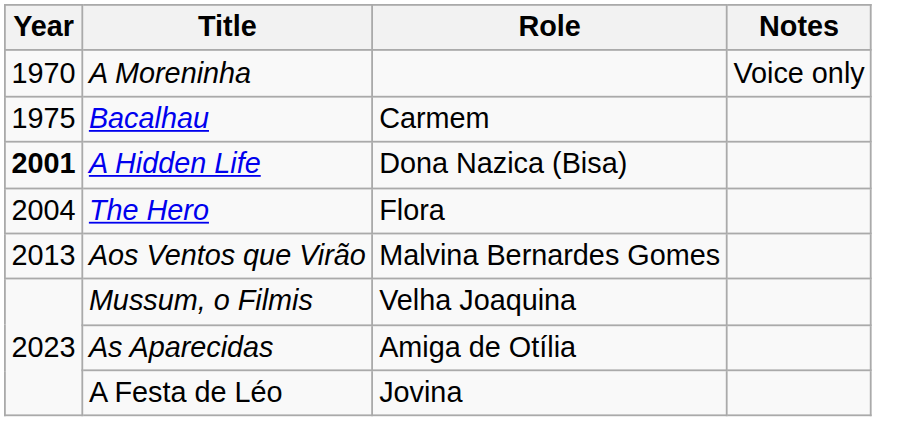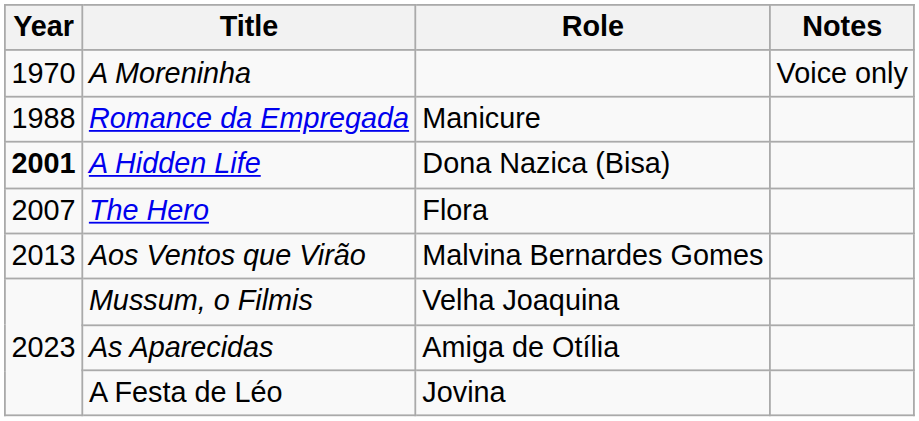- row: (149, 118)
+ row: (249, 118)
(44, 210) 2004 -> (44, 210) 2007
